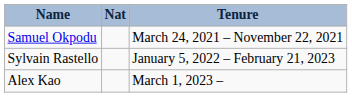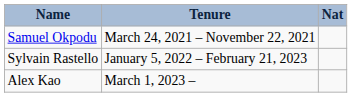columns swapped: (115, 15) <-> (238, 15)
